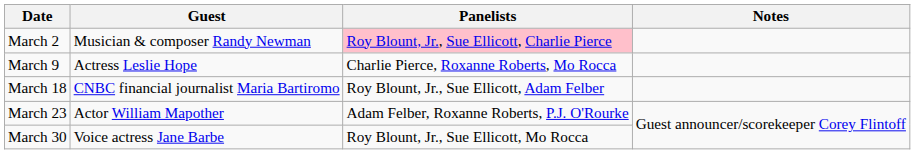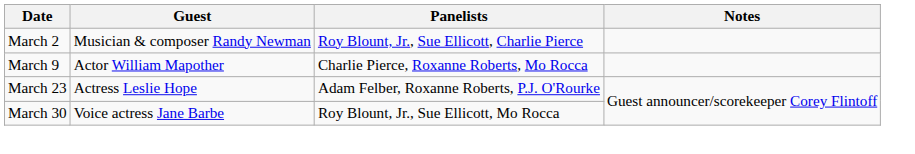(479, 40) pink background -> (450, 40) no background
(135, 64) Actress Leslie Hope -> (149, 64) Actor William Mapother
- row: (37, 88)
(149, 112) Actor William Mapother -> (135, 88) Actress Leslie Hope
